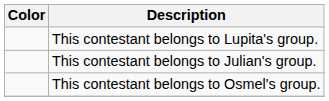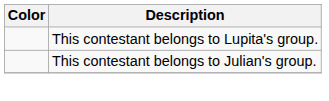- row: (186, 84)
